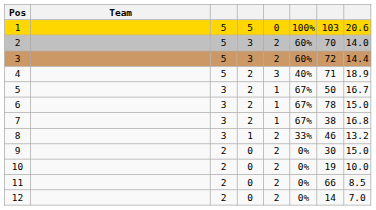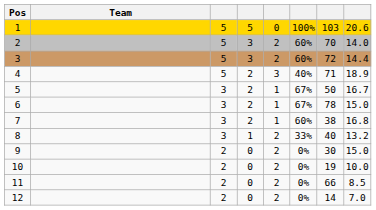(303, 120) 67% -> (303, 120) 60%
(330, 136) 46 -> (330, 136) 40
